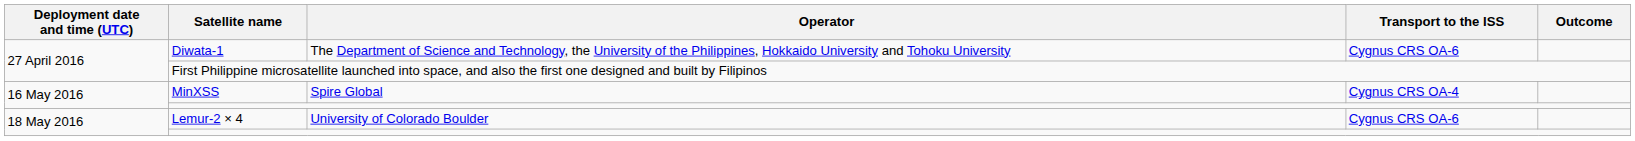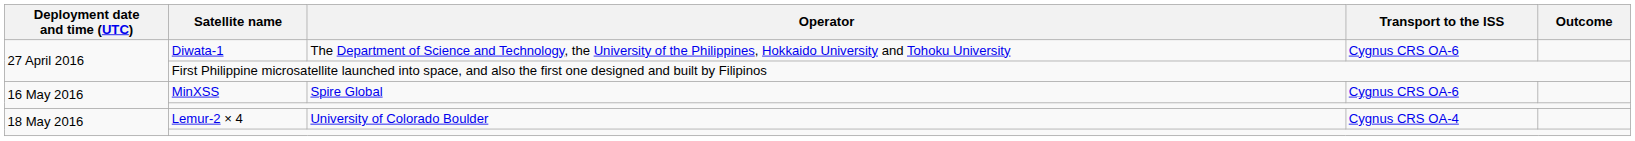(1404, 92) Cygnus CRS OA-4 -> (1404, 92) Cygnus CRS OA-6
(1404, 118) Cygnus CRS OA-6 -> (1404, 118) Cygnus CRS OA-4
